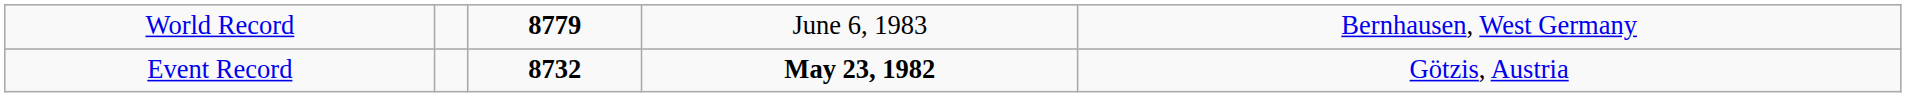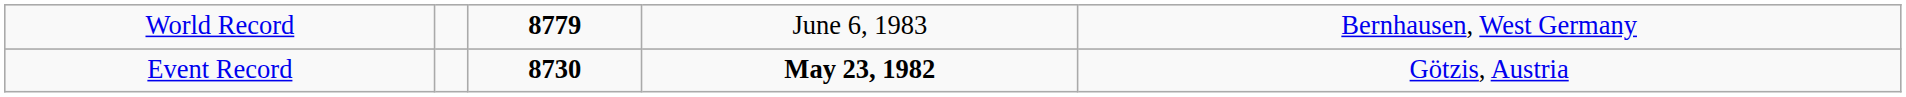(555, 69) 8732 -> (555, 69) 8730
